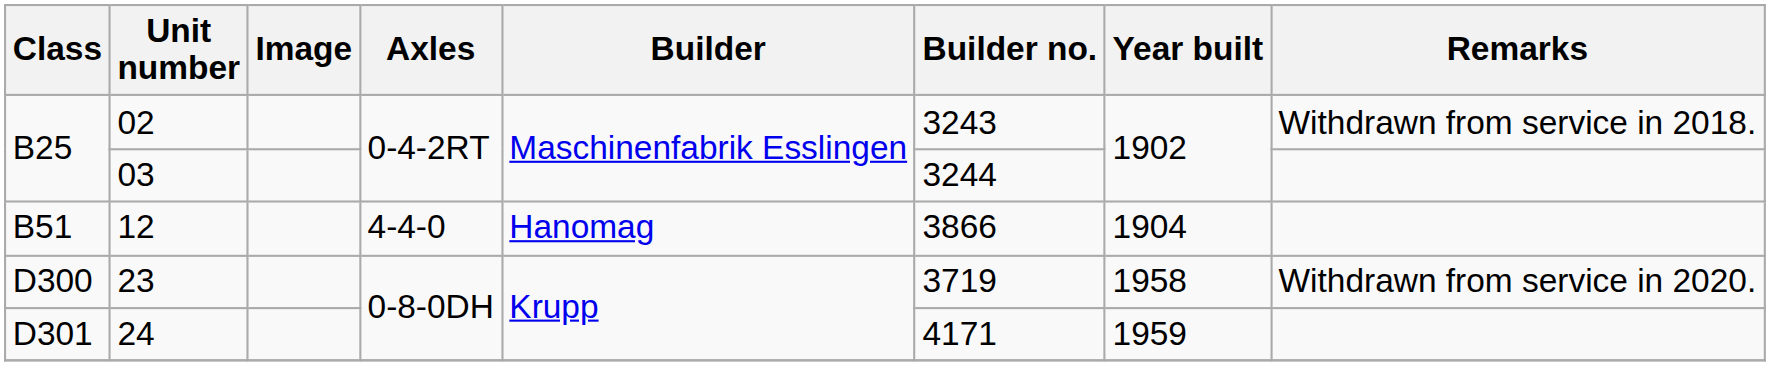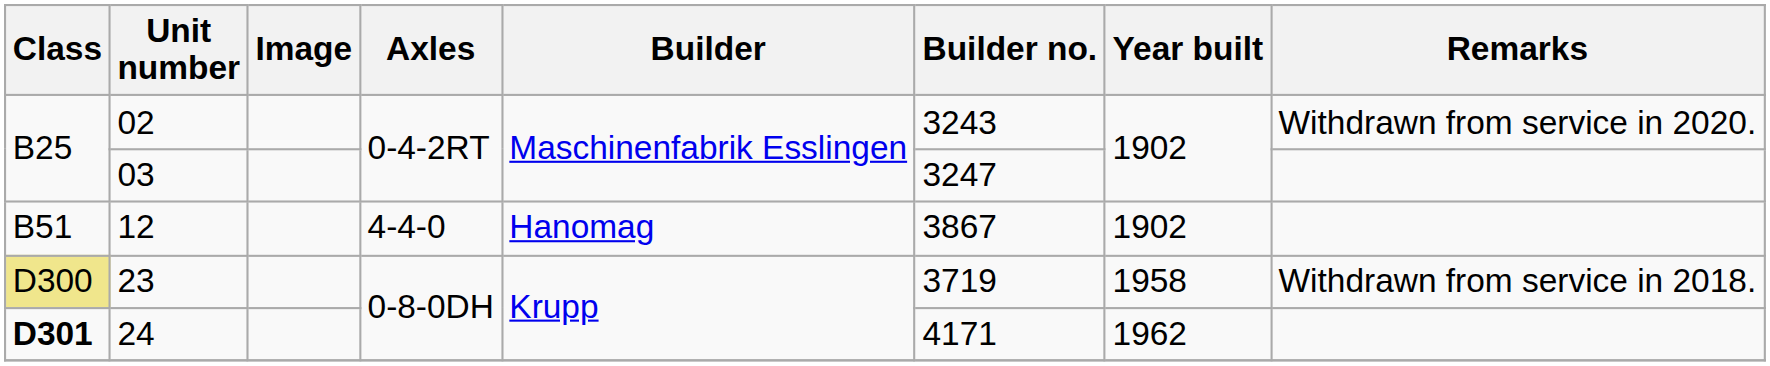(1517, 121) Withdrawn from service in 2018. -> (1517, 121) Withdrawn from service in 2020.
(960, 174) 3244 -> (960, 174) 3247
(960, 227) 3866 -> (960, 227) 3867
(1150, 227) 1904 -> (1150, 227) 1902
(53, 280) no background -> (53, 280) khaki background
(1517, 280) Withdrawn from service in 2020. -> (1517, 280) Withdrawn from service in 2018.
(53, 333) normal -> (53, 333) bold
(1150, 333) 1959 -> (1150, 333) 1962
